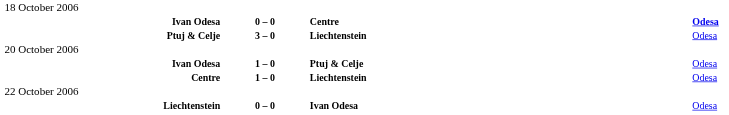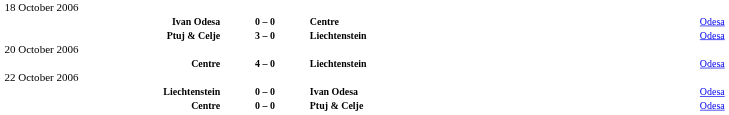(706, 21) bold -> (712, 21) normal
- row: (196, 64)
(265, 77) 1 – 0 -> (265, 64) 4 – 0
+ row: (206, 106)
